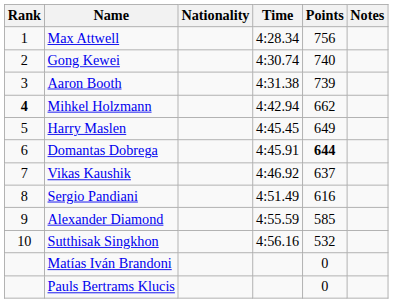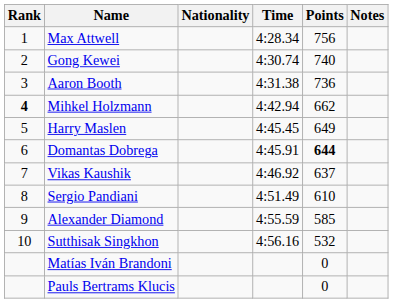(325, 83) 739 -> (325, 83) 736
(325, 196) 616 -> (325, 196) 610
